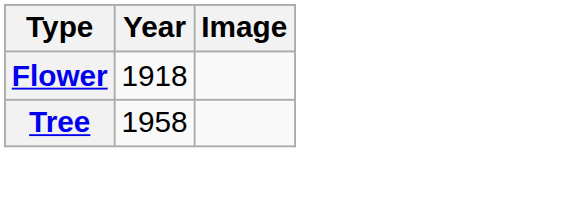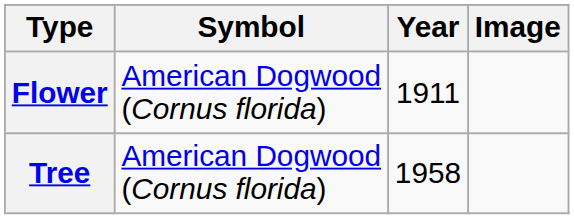+ column: (251, 28)
(155, 75) 1918 -> (428, 92) 1911
